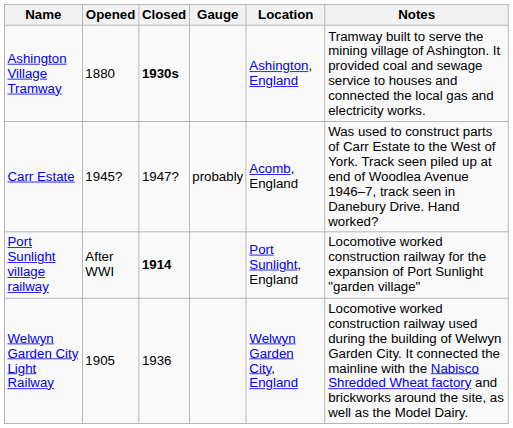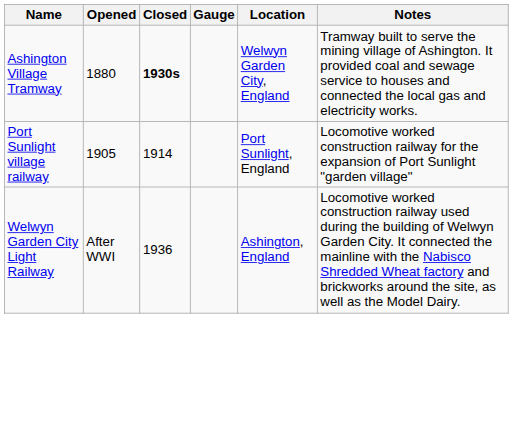(281, 73) Ashington, England -> (265, 73) Welwyn Garden City, England
- row: (41, 176)
(100, 264) After WWI -> (101, 154) 1905
(157, 264) bold -> (158, 154) normal
(100, 360) 1905 -> (101, 250) After WWI
(274, 360) Welwyn Garden City, England -> (272, 250) Ashington, England
